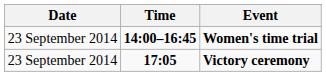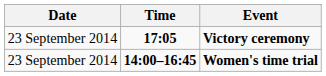rows swapped: (260, 37) <-> (256, 60)
